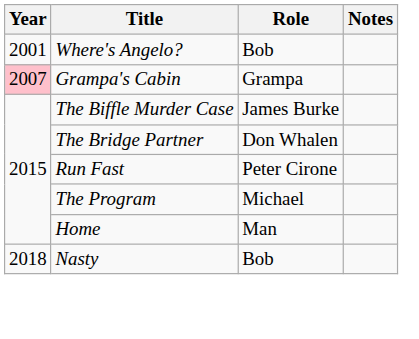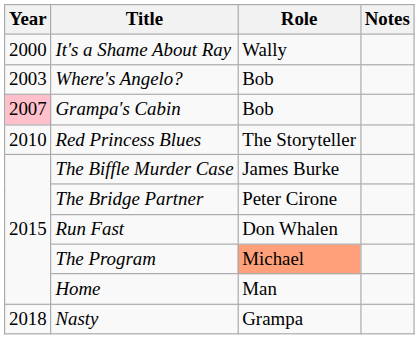+ row: (143, 49)
(28, 49) 2001 -> (28, 79) 2003
(273, 79) Grampa -> (258, 109) Bob
+ row: (128, 139)
(290, 139) Don Whalen -> (290, 199) Peter Cirone
(290, 169) Peter Cirone -> (290, 229) Don Whalen
(273, 199) no background -> (273, 259) lightsalmon background
(258, 259) Bob -> (273, 318) Grampa
